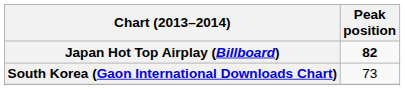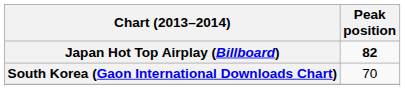(370, 73) 73 -> (370, 73) 70
